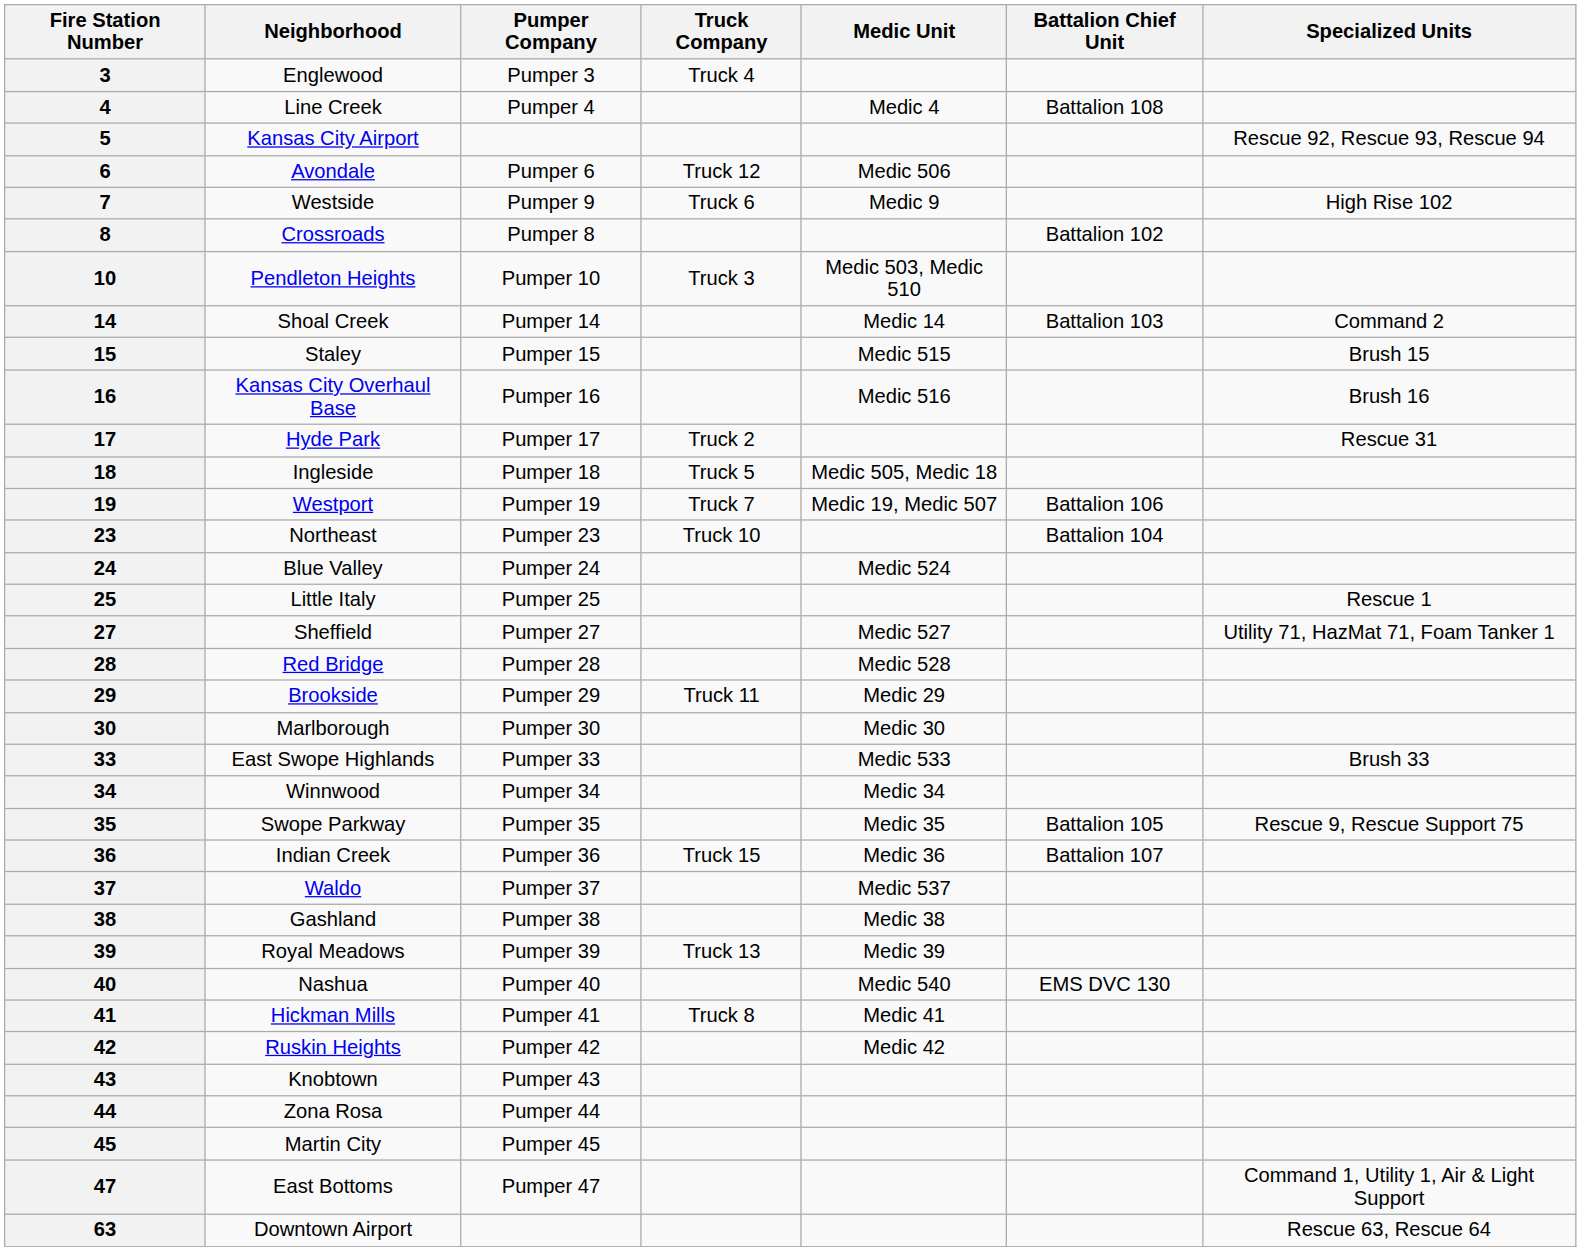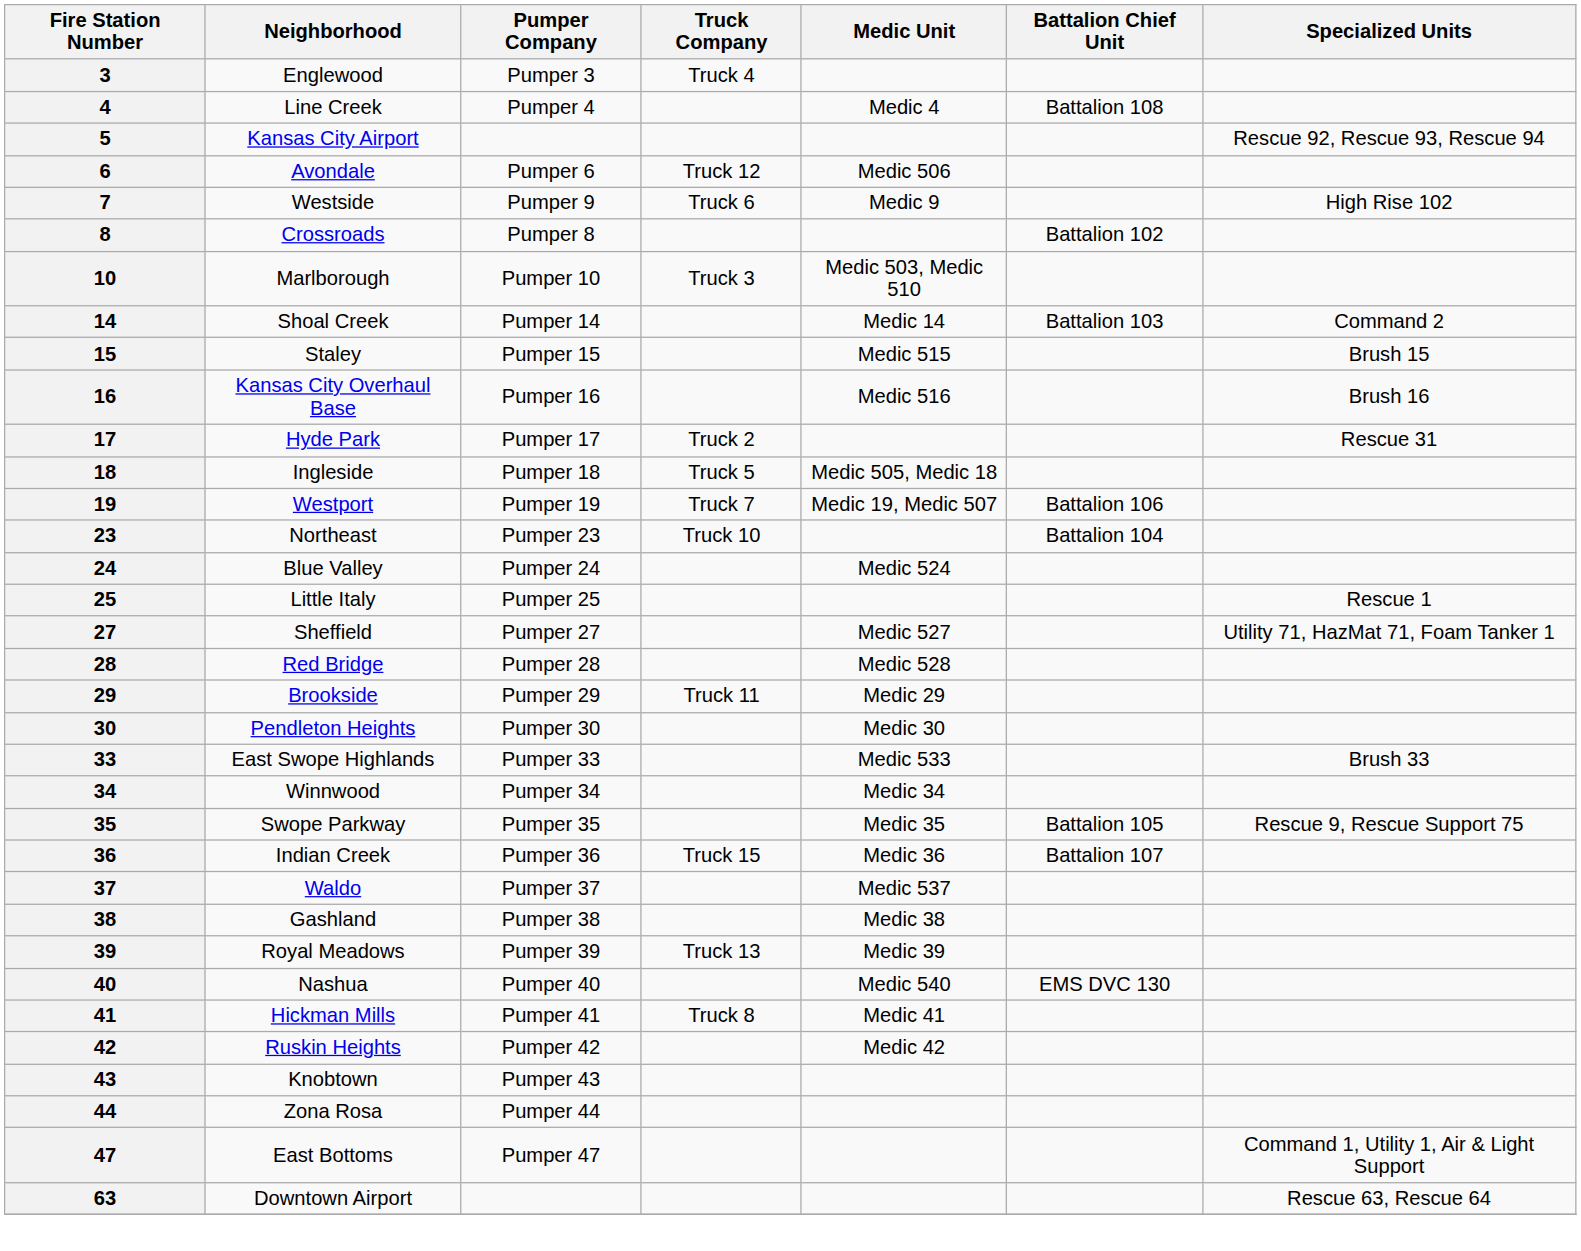(333, 278) Pendleton Heights -> (333, 278) Marlborough
(333, 727) Marlborough -> (333, 727) Pendleton Heights
- row: (105, 1143)
